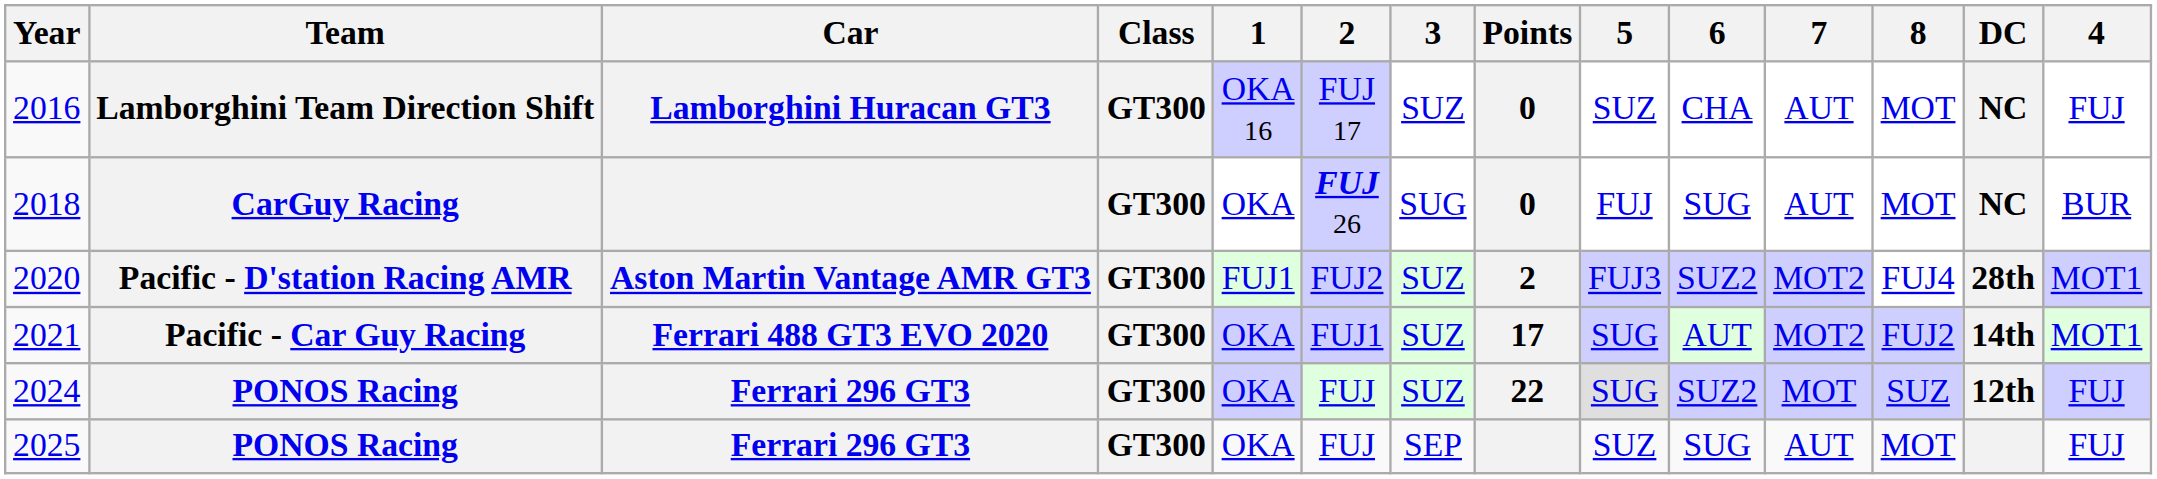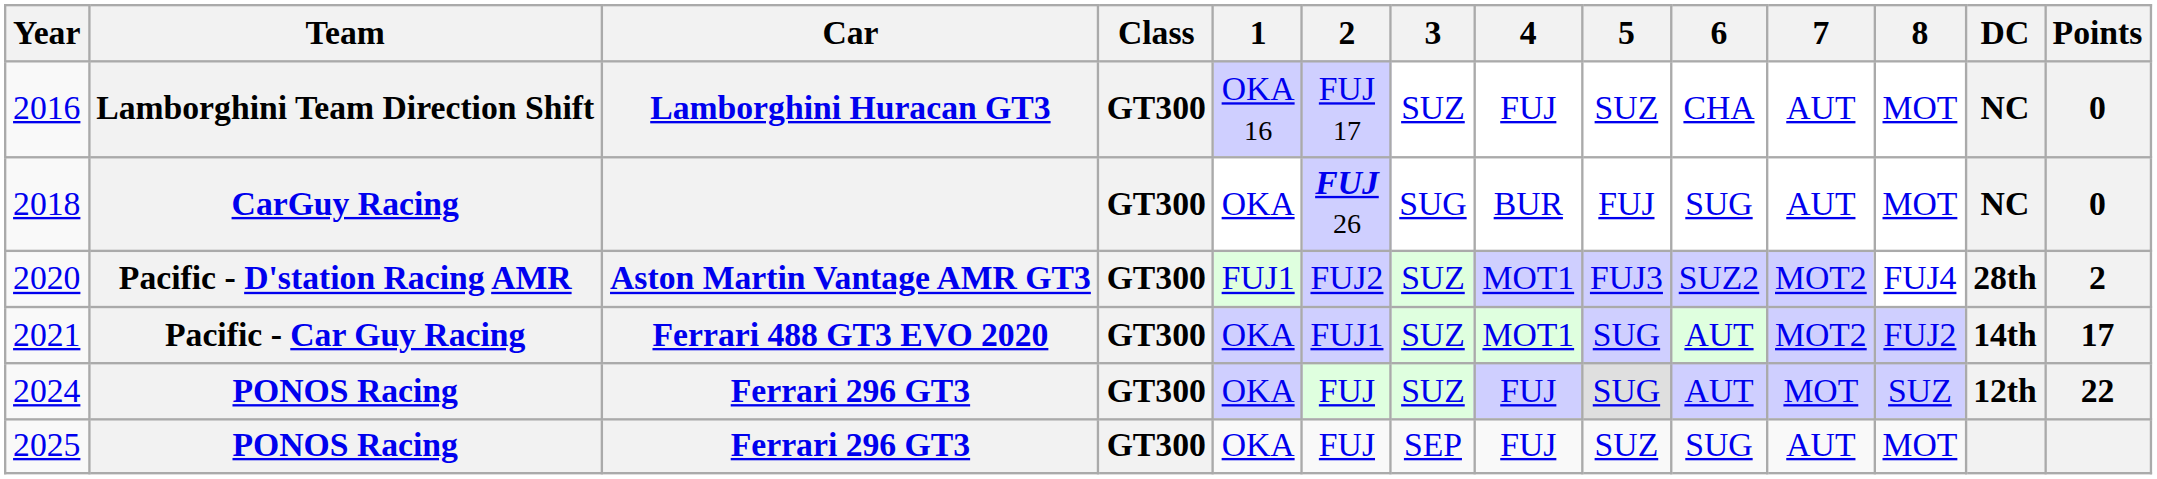columns swapped: (2097, 32) <-> (1527, 32)
(1717, 390) SUZ2 -> (1719, 390) AUT
